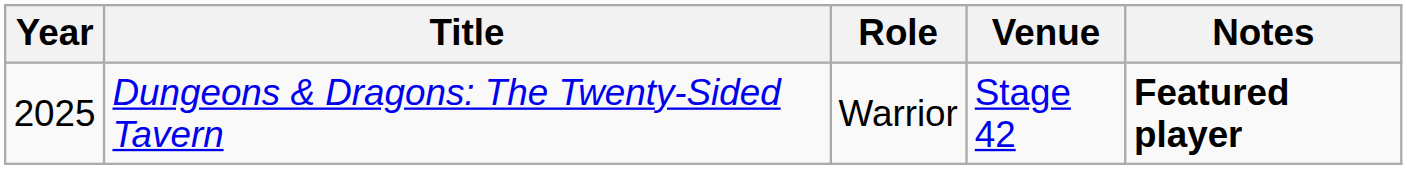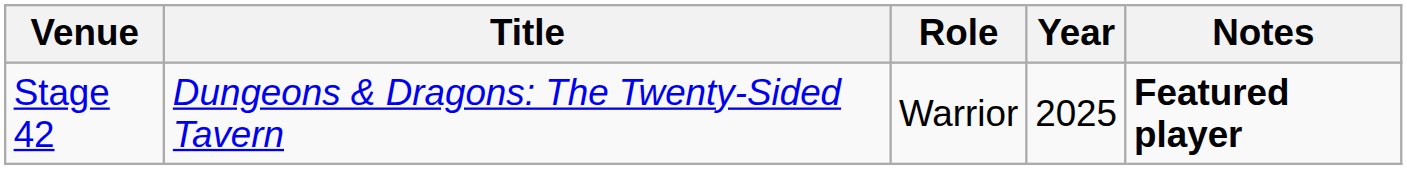columns swapped: (55, 33) <-> (1046, 33)
